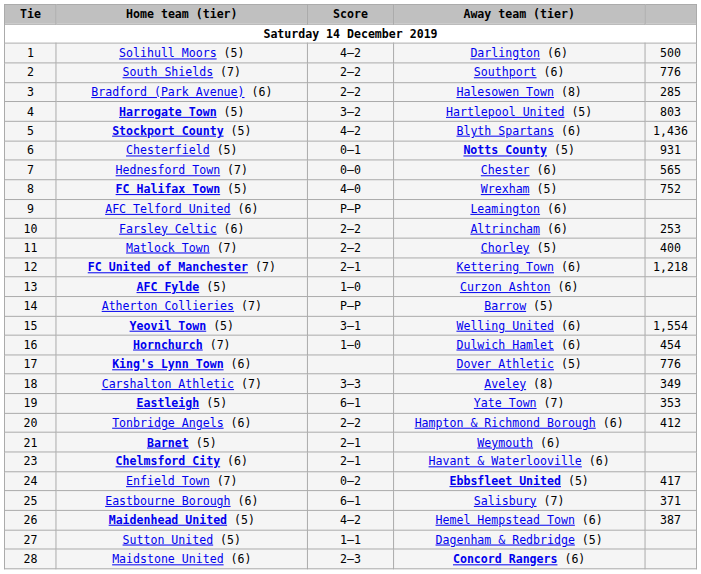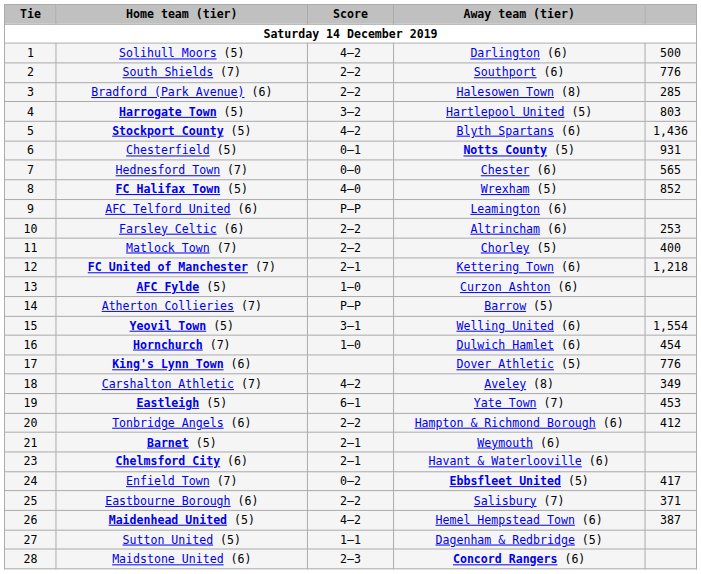(671, 189) 752 -> (671, 189) 852
(350, 384) 3–3 -> (350, 384) 4–2
(671, 403) 353 -> (671, 403) 453
(350, 500) 6–1 -> (350, 500) 2–2
